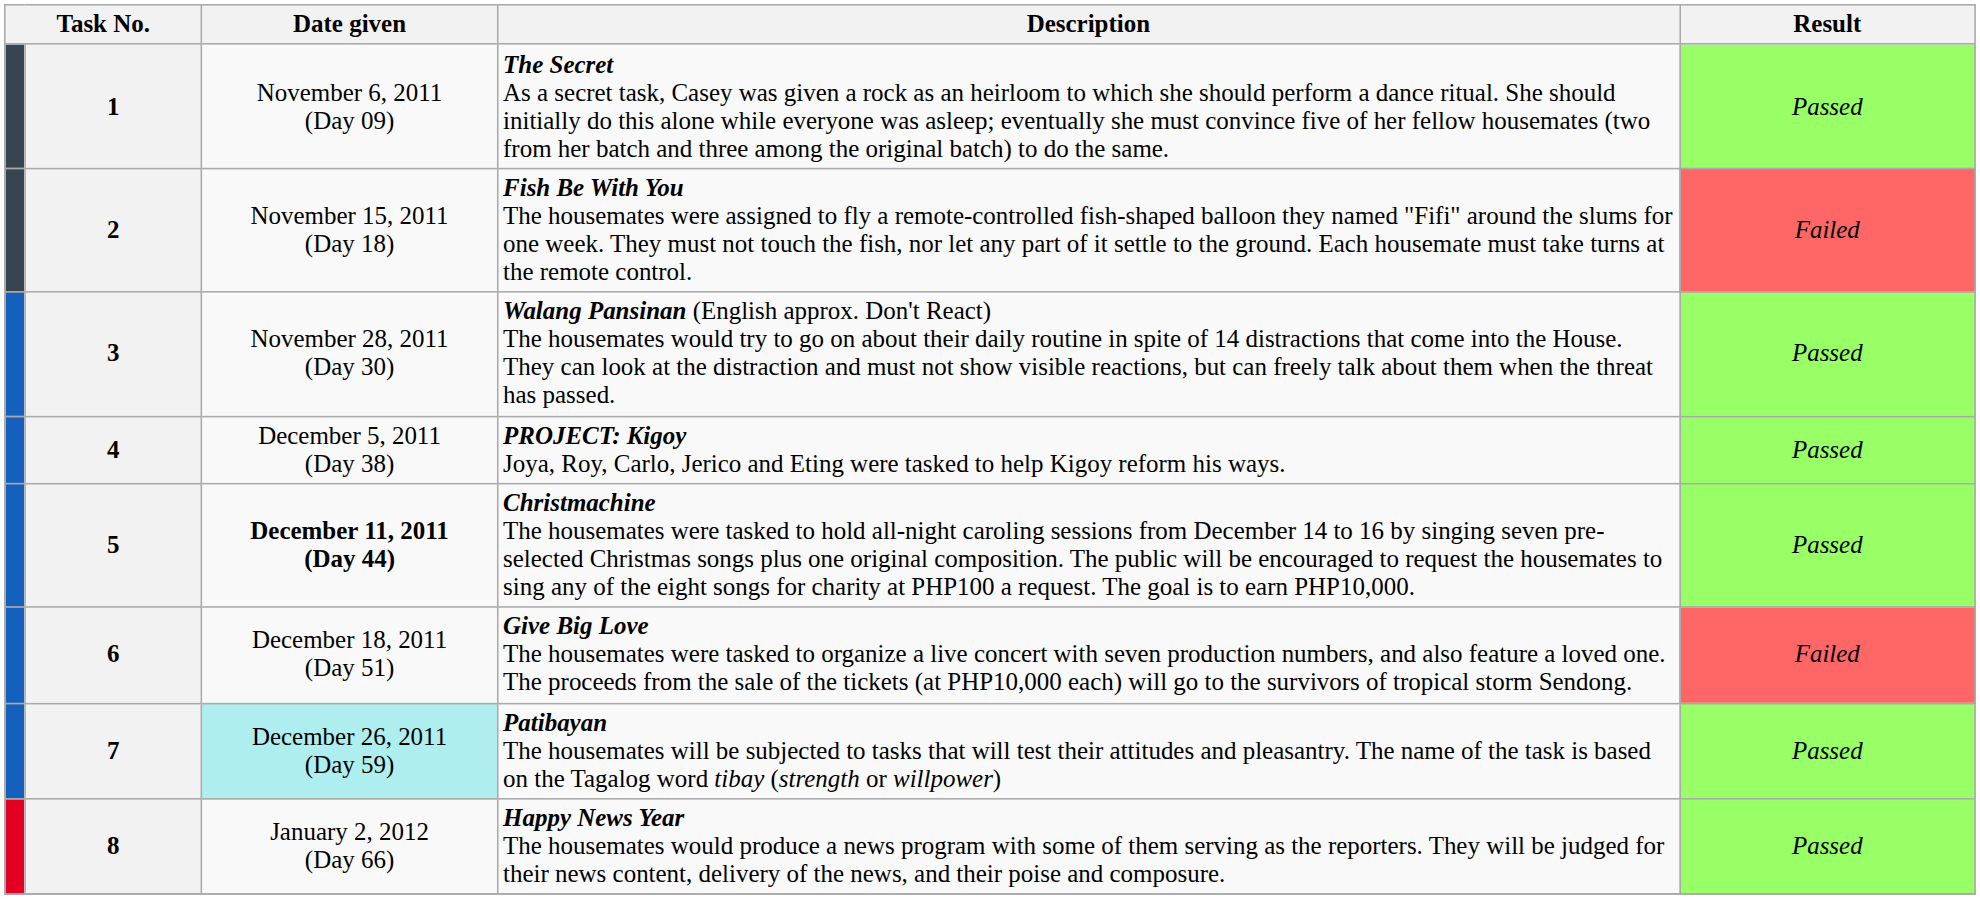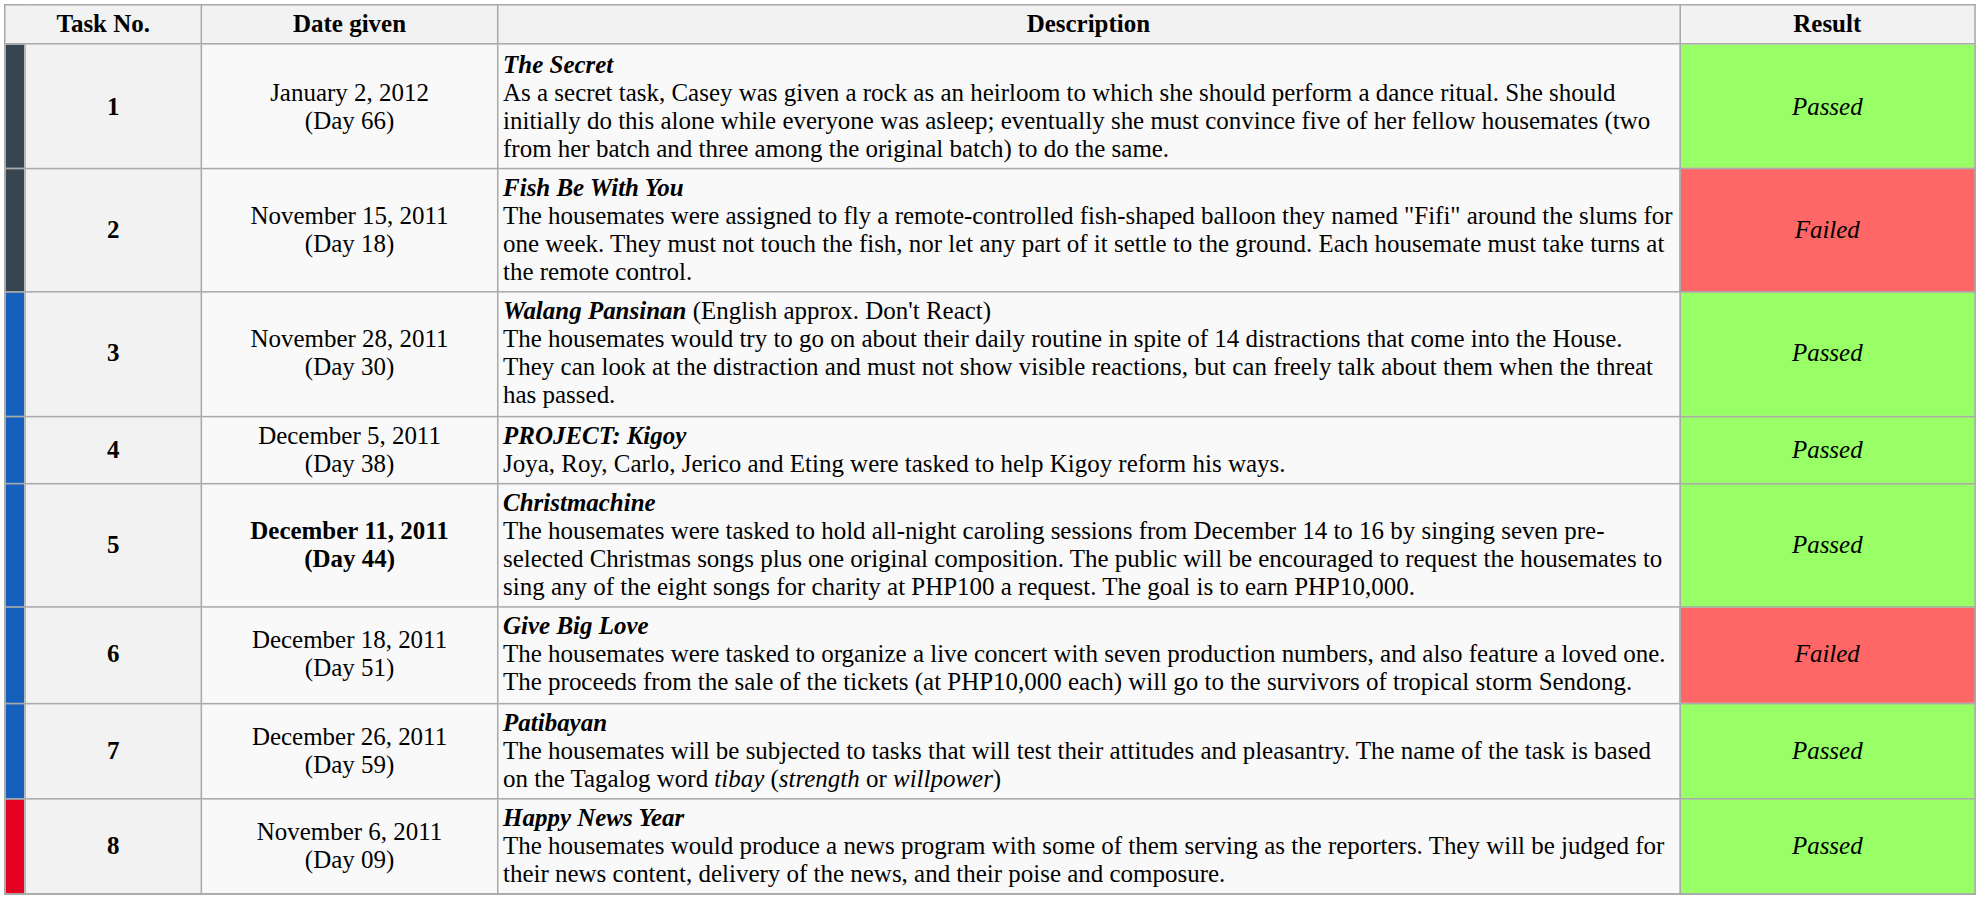(350, 105) November 6, 2011 (Day 09) -> (350, 105) January 2, 2012 (Day 66)
(350, 750) paleturquoise background -> (350, 750) no background
(350, 846) January 2, 2012 (Day 66) -> (350, 846) November 6, 2011 (Day 09)
